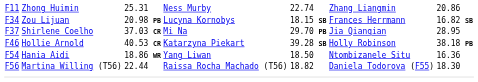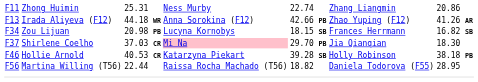+ row: (12, 20)
(175, 32) no background -> (175, 43) pink background
(448, 32) 28.95 -> (448, 43) 18.30
- row: (12, 55)
(448, 66) 18.30 -> (448, 66) 28.95
